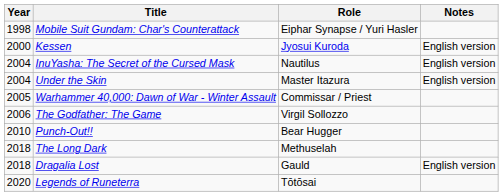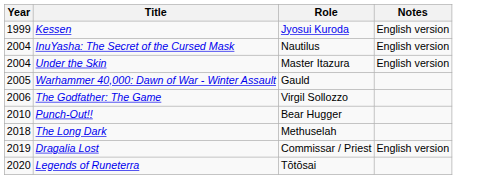- row: (137, 30)
(19, 47) 2000 -> (19, 30) 1999
(326, 98) Commissar / Priest -> (295, 81) Gauld
(19, 166) 2018 -> (19, 149) 2019
(295, 166) Gauld -> (326, 149) Commissar / Priest
